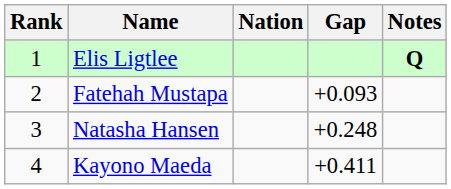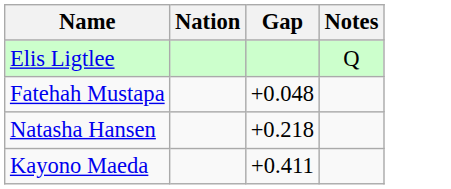- column: (36, 22)
(415, 58) bold -> (351, 58) normal
(345, 93) +0.093 -> (282, 93) +0.048
(345, 129) +0.248 -> (282, 129) +0.218
